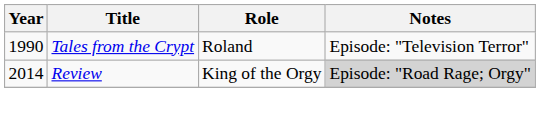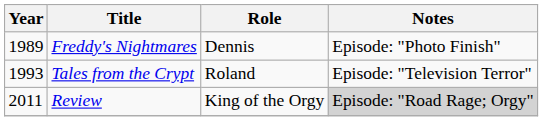+ row: (124, 45)
(26, 45) 1990 -> (26, 73) 1993
(26, 73) 2014 -> (26, 101) 2011
